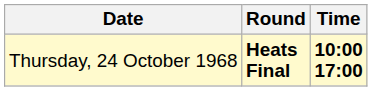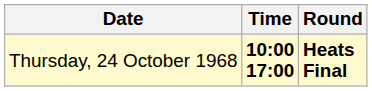columns swapped: (339, 19) <-> (276, 19)
